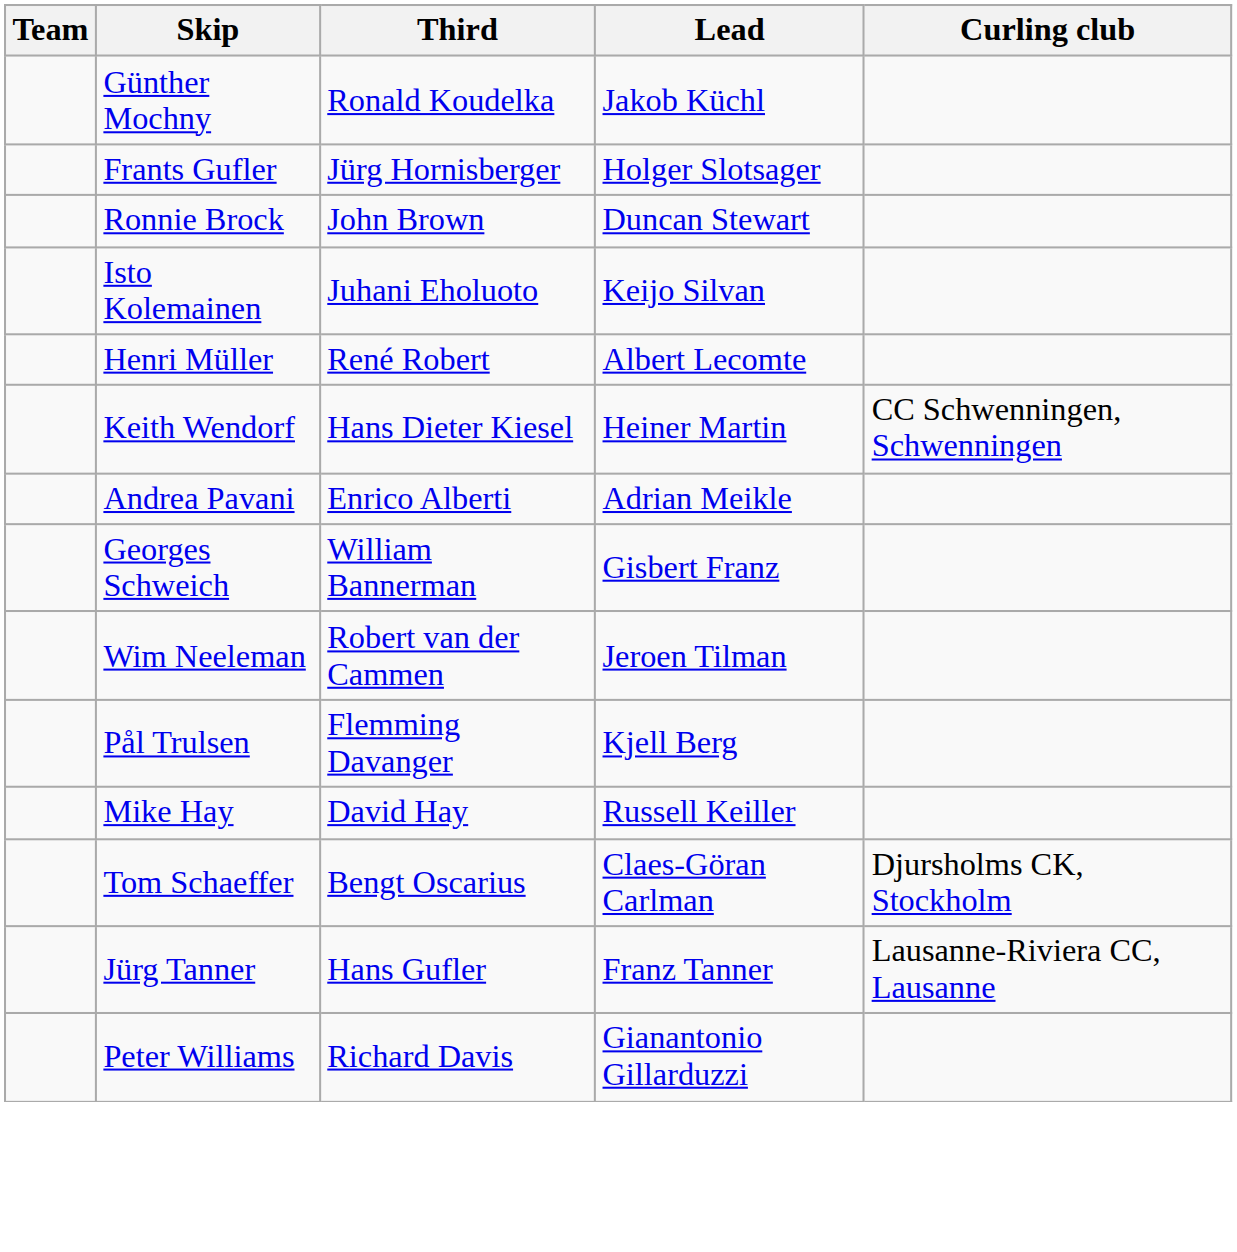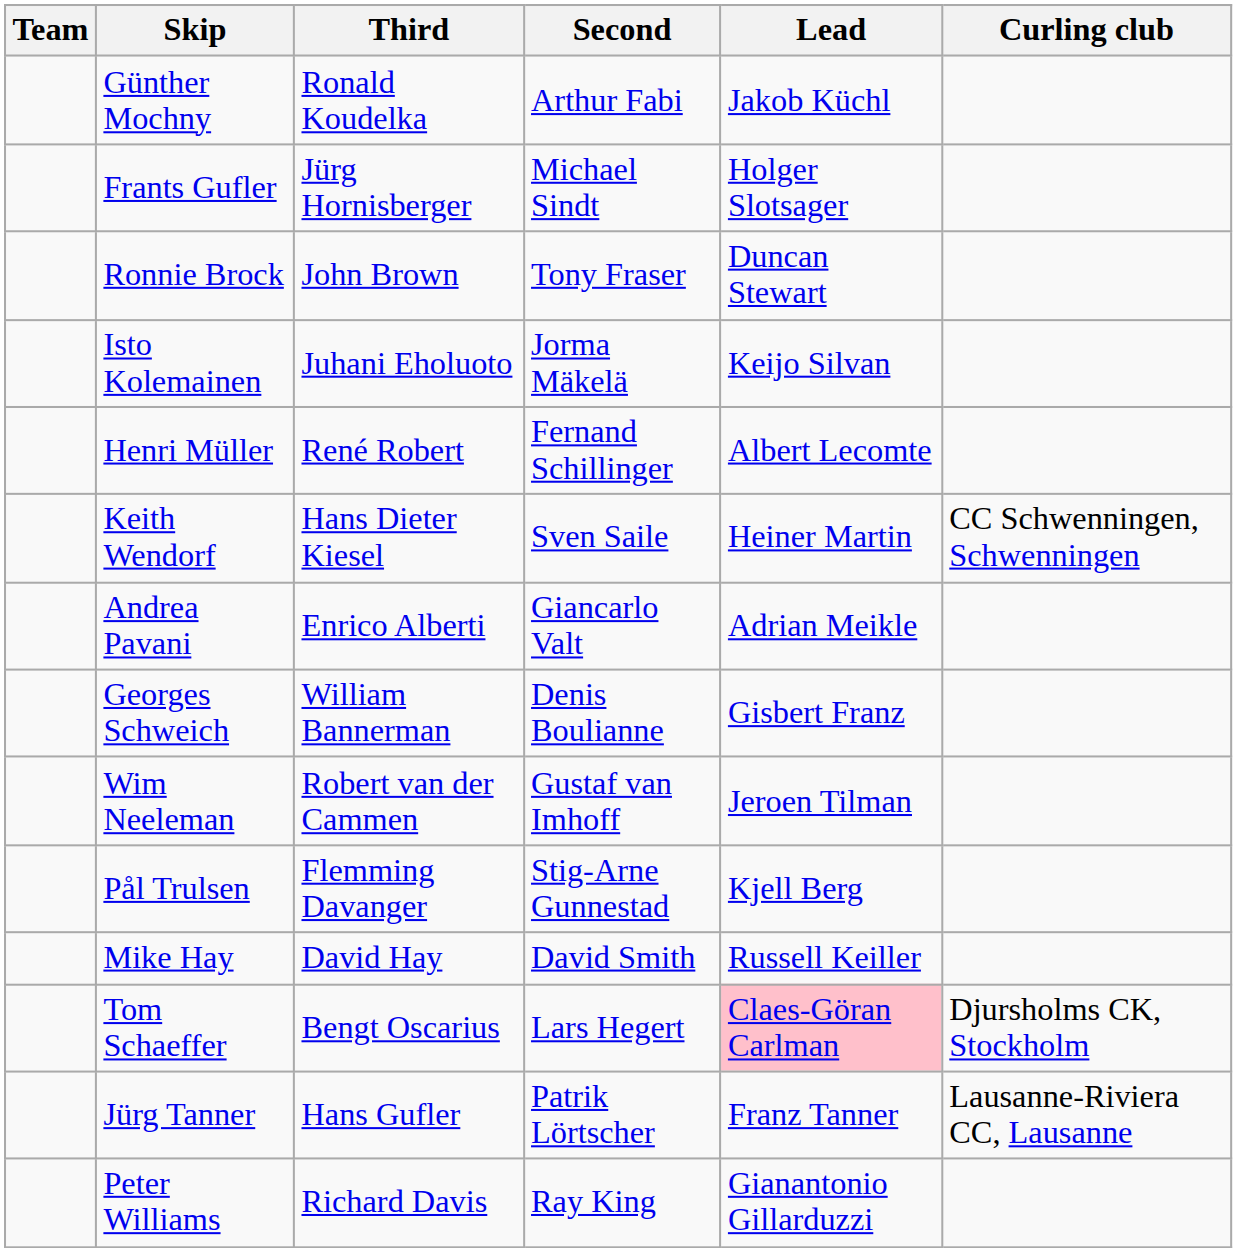+ column: (622, 30)
(684, 881) no background -> (810, 1026) pink background
